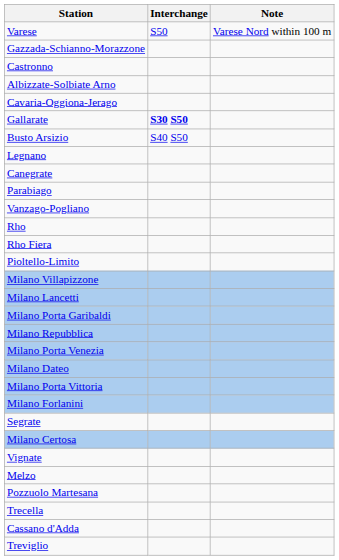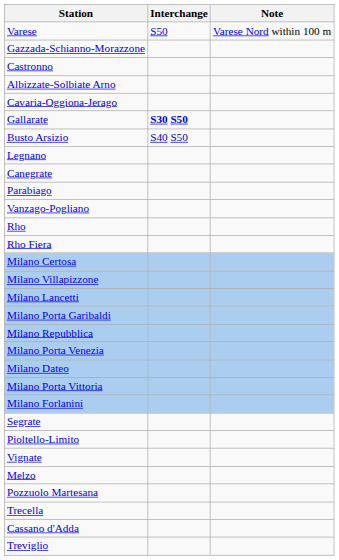rows swapped: (42, 439) <-> (43, 262)
